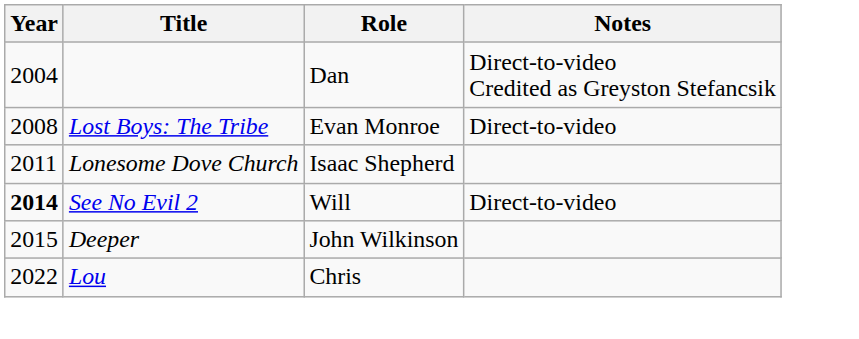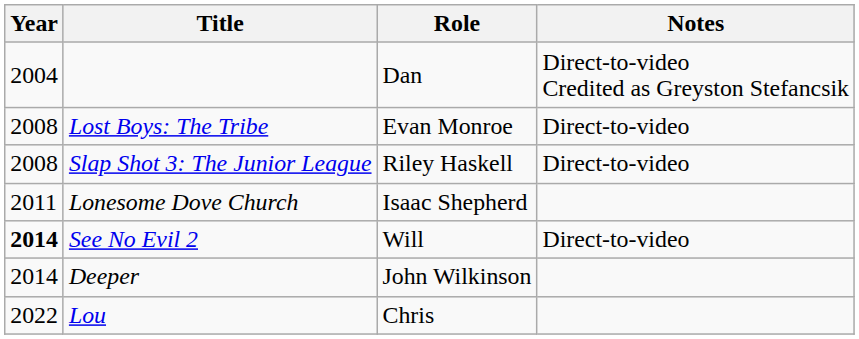+ row: (220, 163)
(34, 239) 2015 -> (34, 277) 2014
